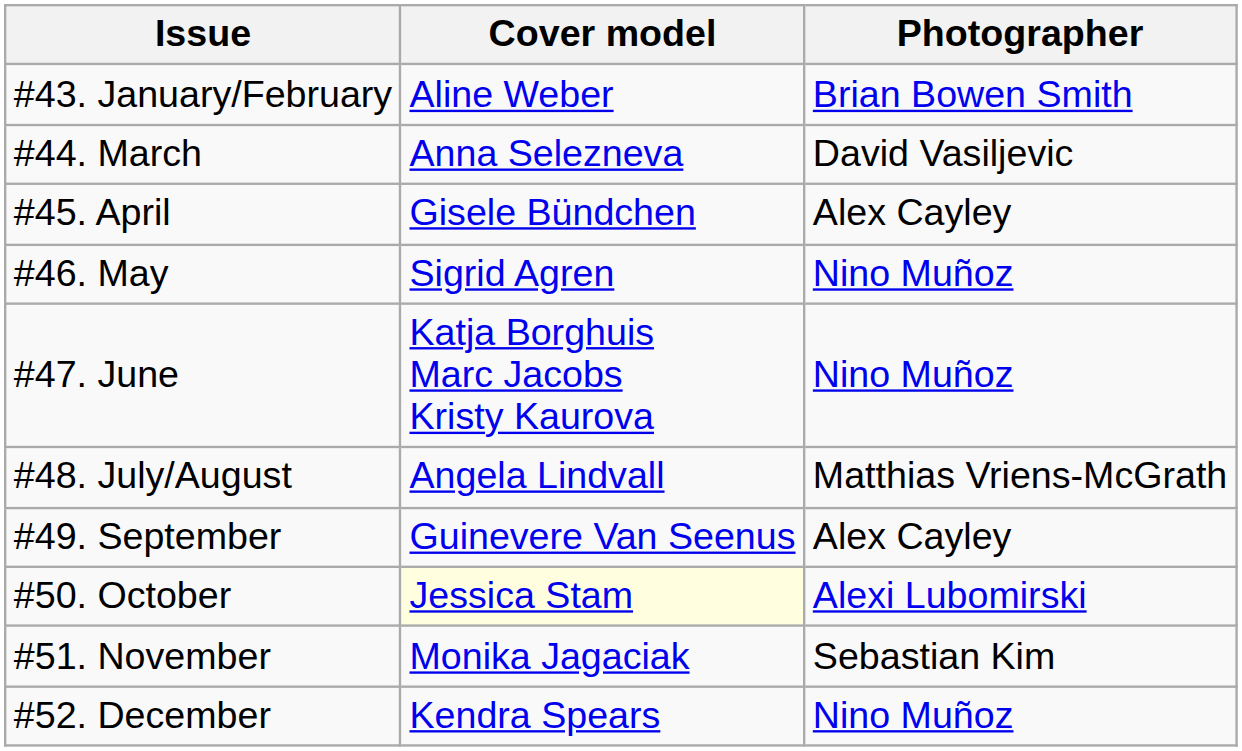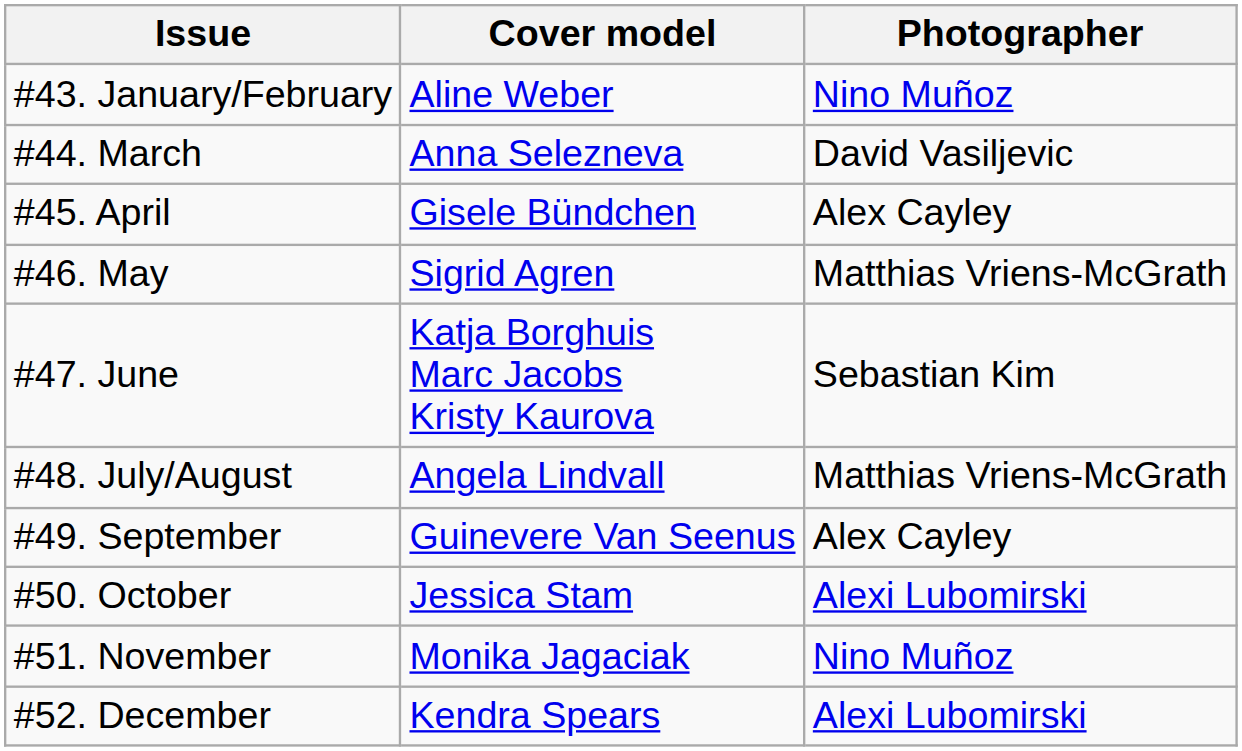(973, 93) Brian Bowen Smith -> (913, 93) Nino Muñoz
(913, 272) Nino Muñoz -> (1020, 272) Matthias Vriens-McGrath
(913, 374) Nino Muñoz -> (934, 374) Sebastian Kim
(521, 595) lightyellow background -> (521, 595) no background
(934, 655) Sebastian Kim -> (913, 655) Nino Muñoz
(913, 715) Nino Muñoz -> (950, 715) Alexi Lubomirski
